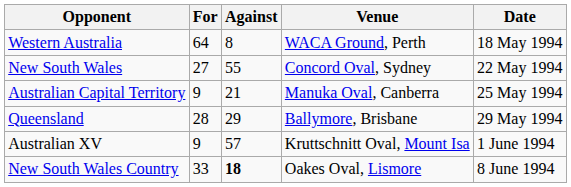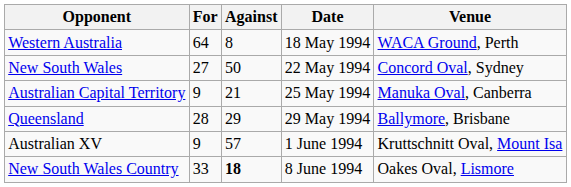columns swapped: (520, 17) <-> (377, 17)
(233, 67) 55 -> (233, 67) 50
